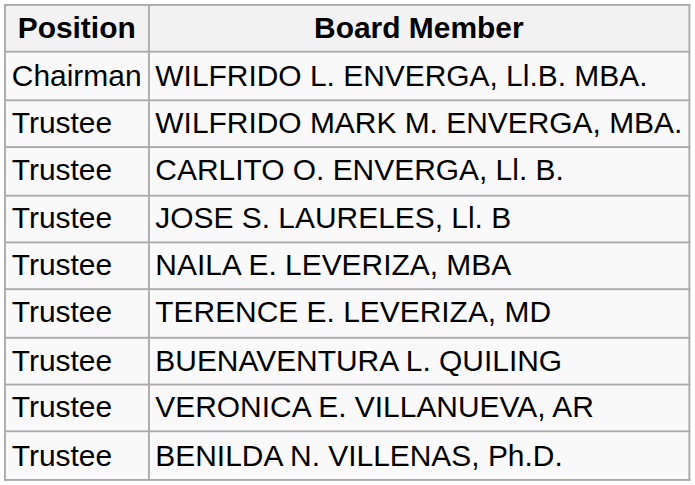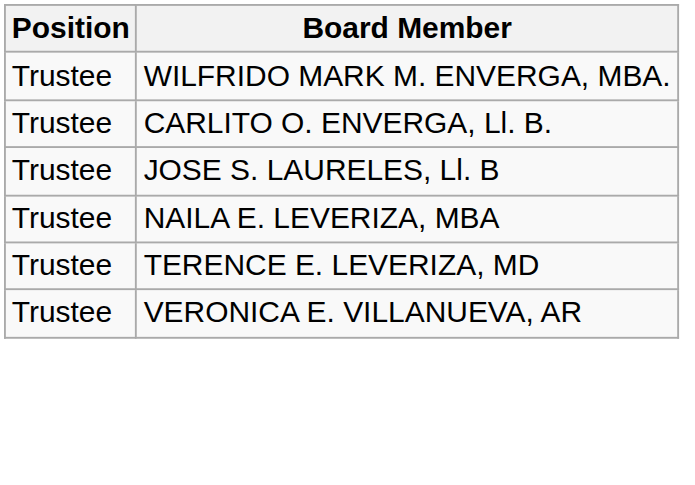- row: (401, 75)
- row: (359, 360)
- row: (359, 455)
